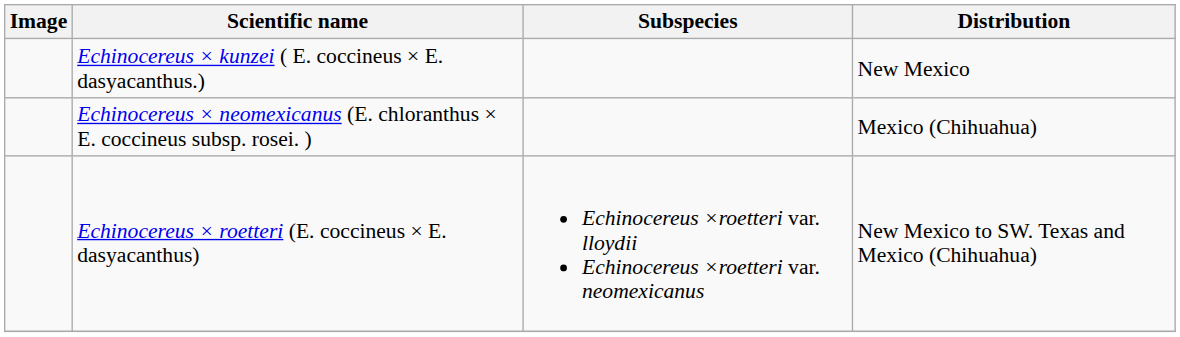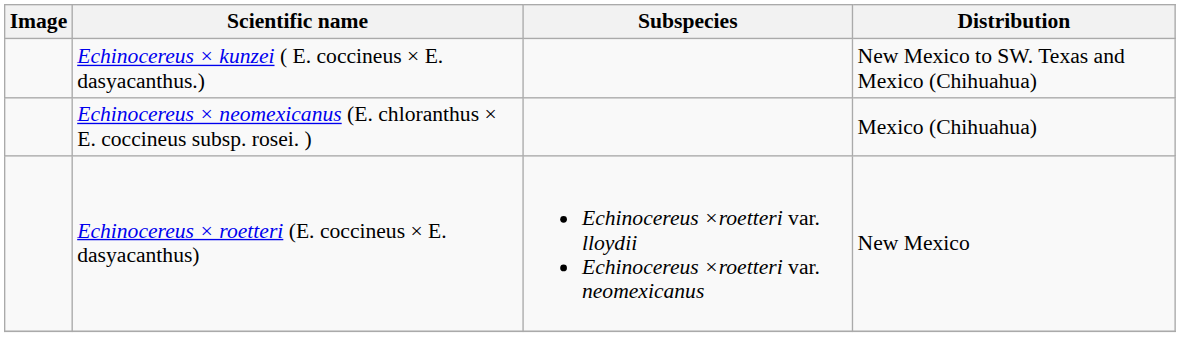(914, 68) New Mexico -> (991, 68) New Mexico to SW. Texas and Mexico (Chihuahua)
(991, 243) New Mexico to SW. Texas and Mexico (Chihuahua) -> (914, 243) New Mexico
